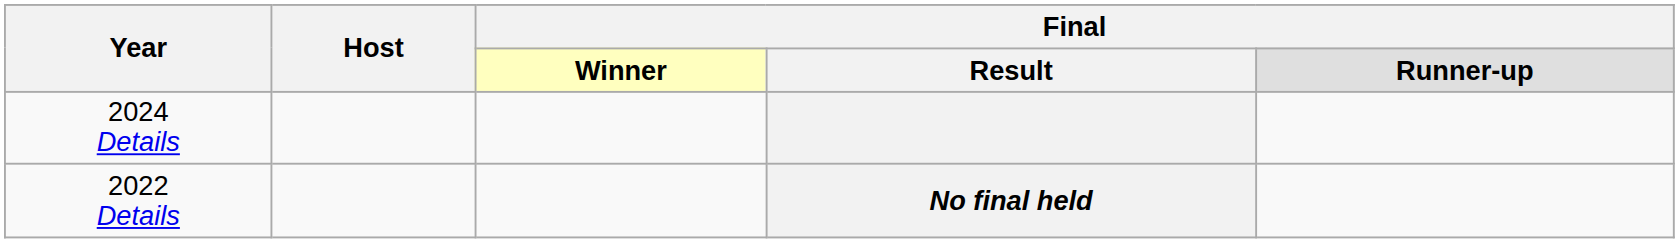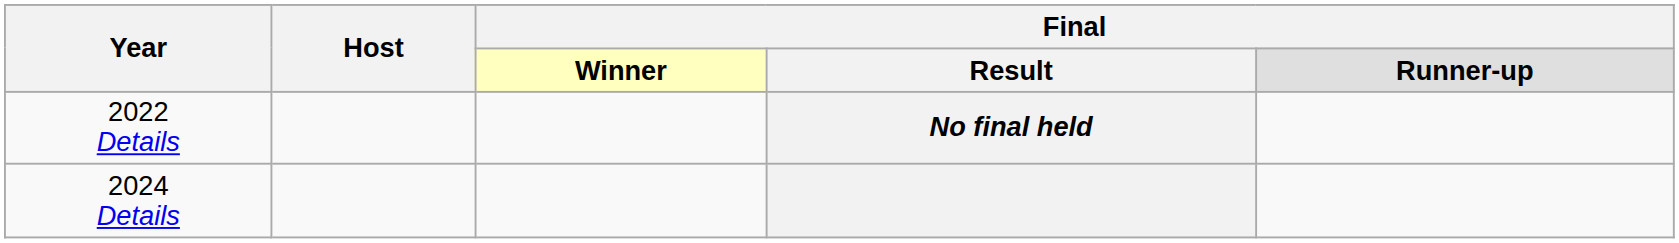rows swapped: (138, 201) <-> (138, 128)
